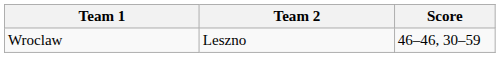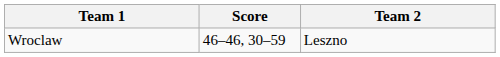columns swapped: (297, 16) <-> (445, 16)
